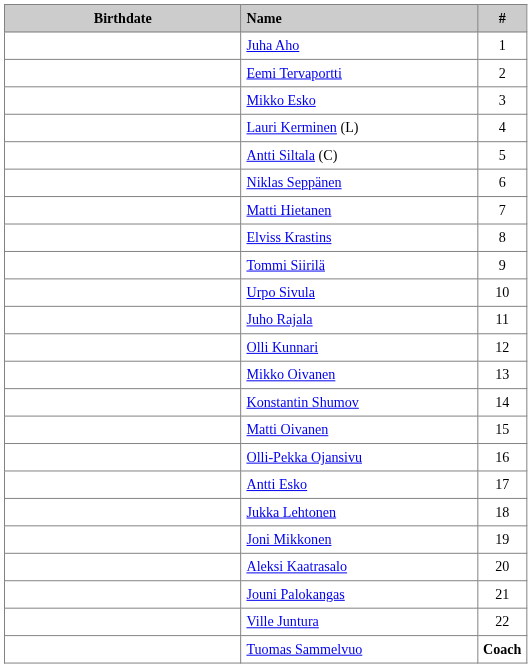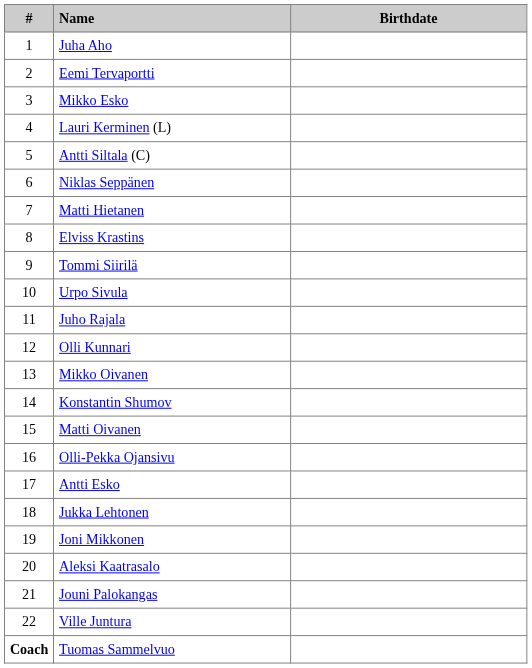columns swapped: (502, 18) <-> (123, 18)
